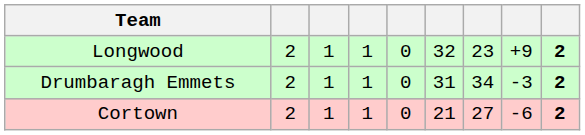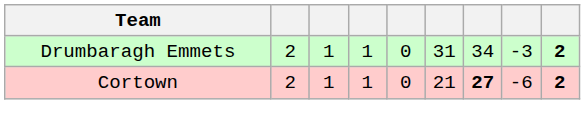- row: (138, 51)
(483, 114) normal -> (483, 83) bold
